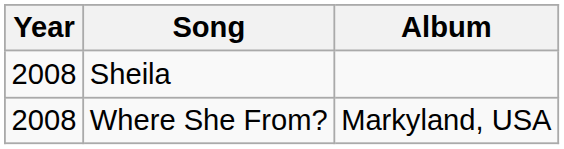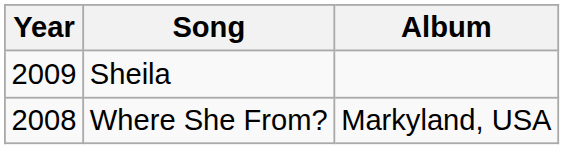(44, 73) 2008 -> (44, 73) 2009
